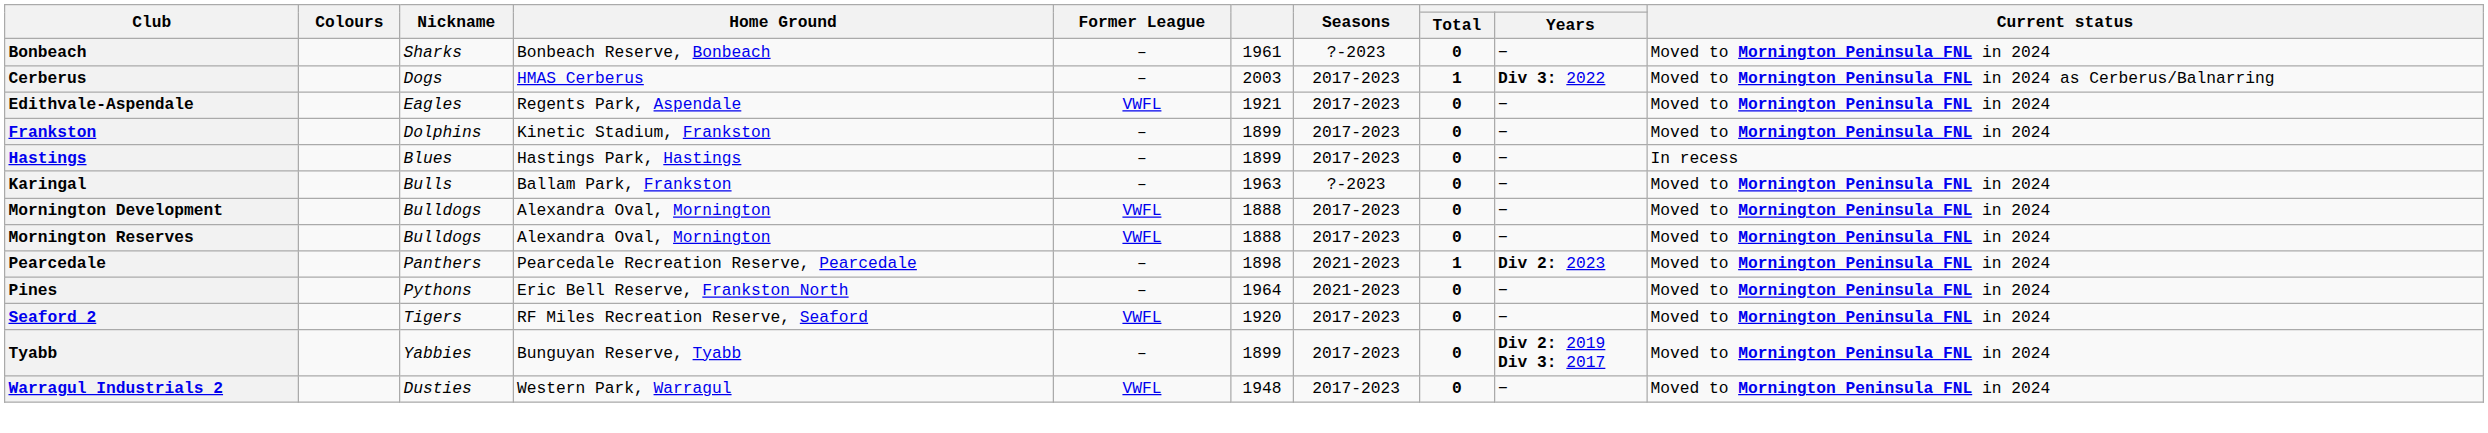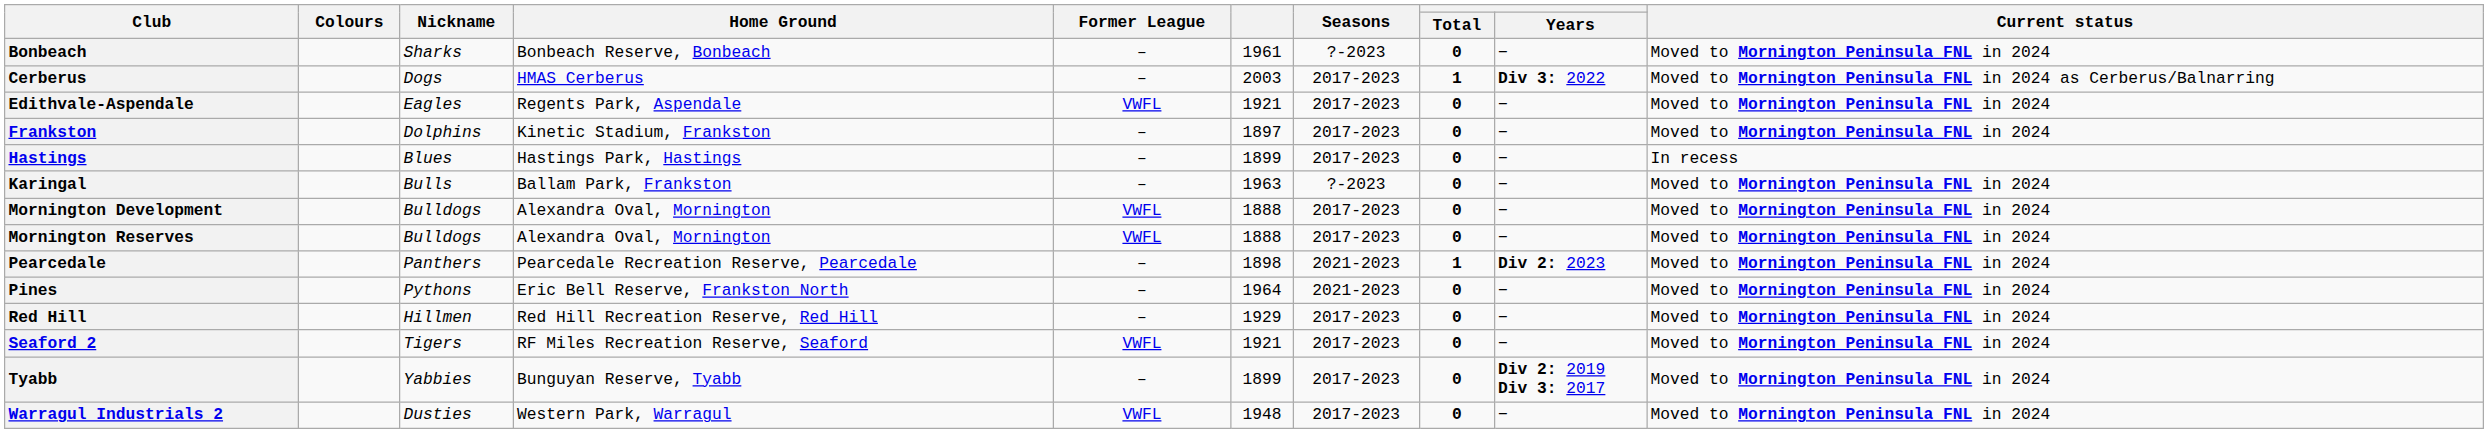(1262, 132) 1899 -> (1262, 132) 1897
+ row: (48, 317)
(1262, 317) 1920 -> (1262, 343) 1921
